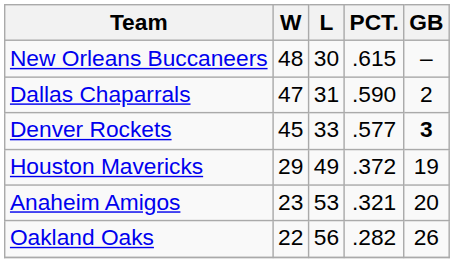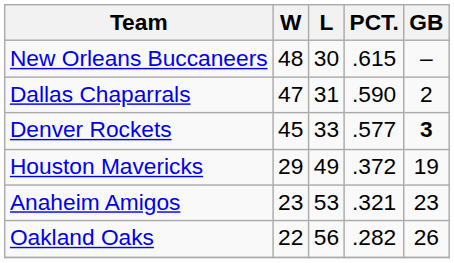(426, 202) 20 -> (426, 202) 23
